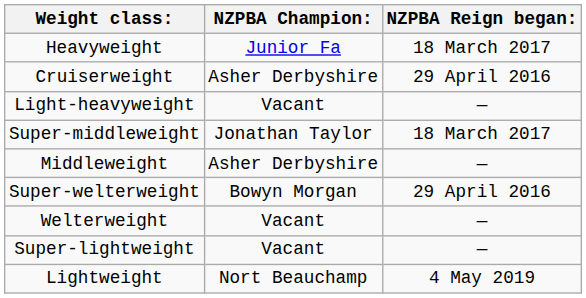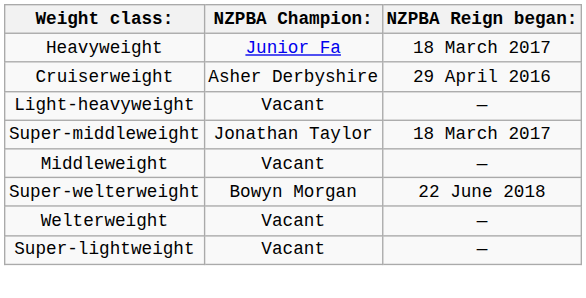(293, 163) Asher Derbyshire -> (293, 163) Vacant
(482, 192) 29 April 2016 -> (482, 192) 22 June 2018
- row: (104, 278)
